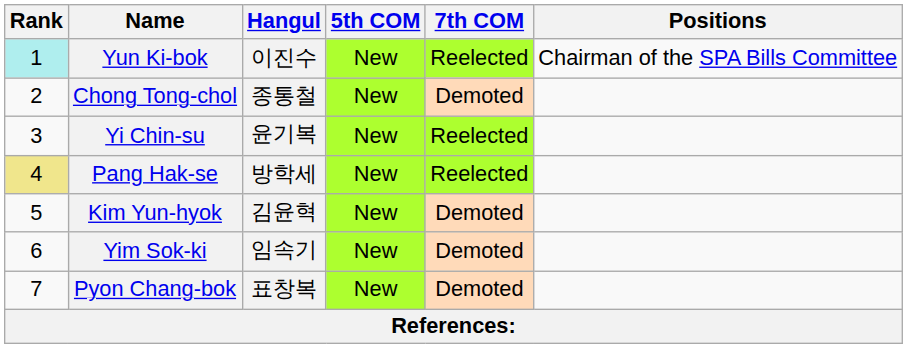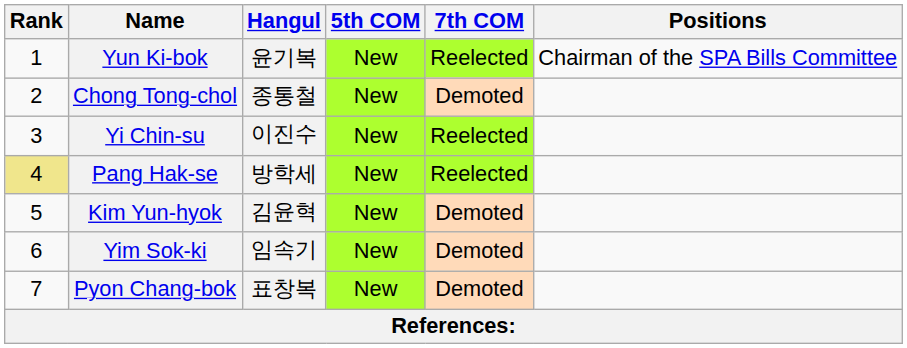(36, 58) paleturquoise background -> (36, 58) no background
(284, 57) 이진수 -> (284, 57) 윤기복
(284, 134) 윤기복 -> (284, 134) 이진수
